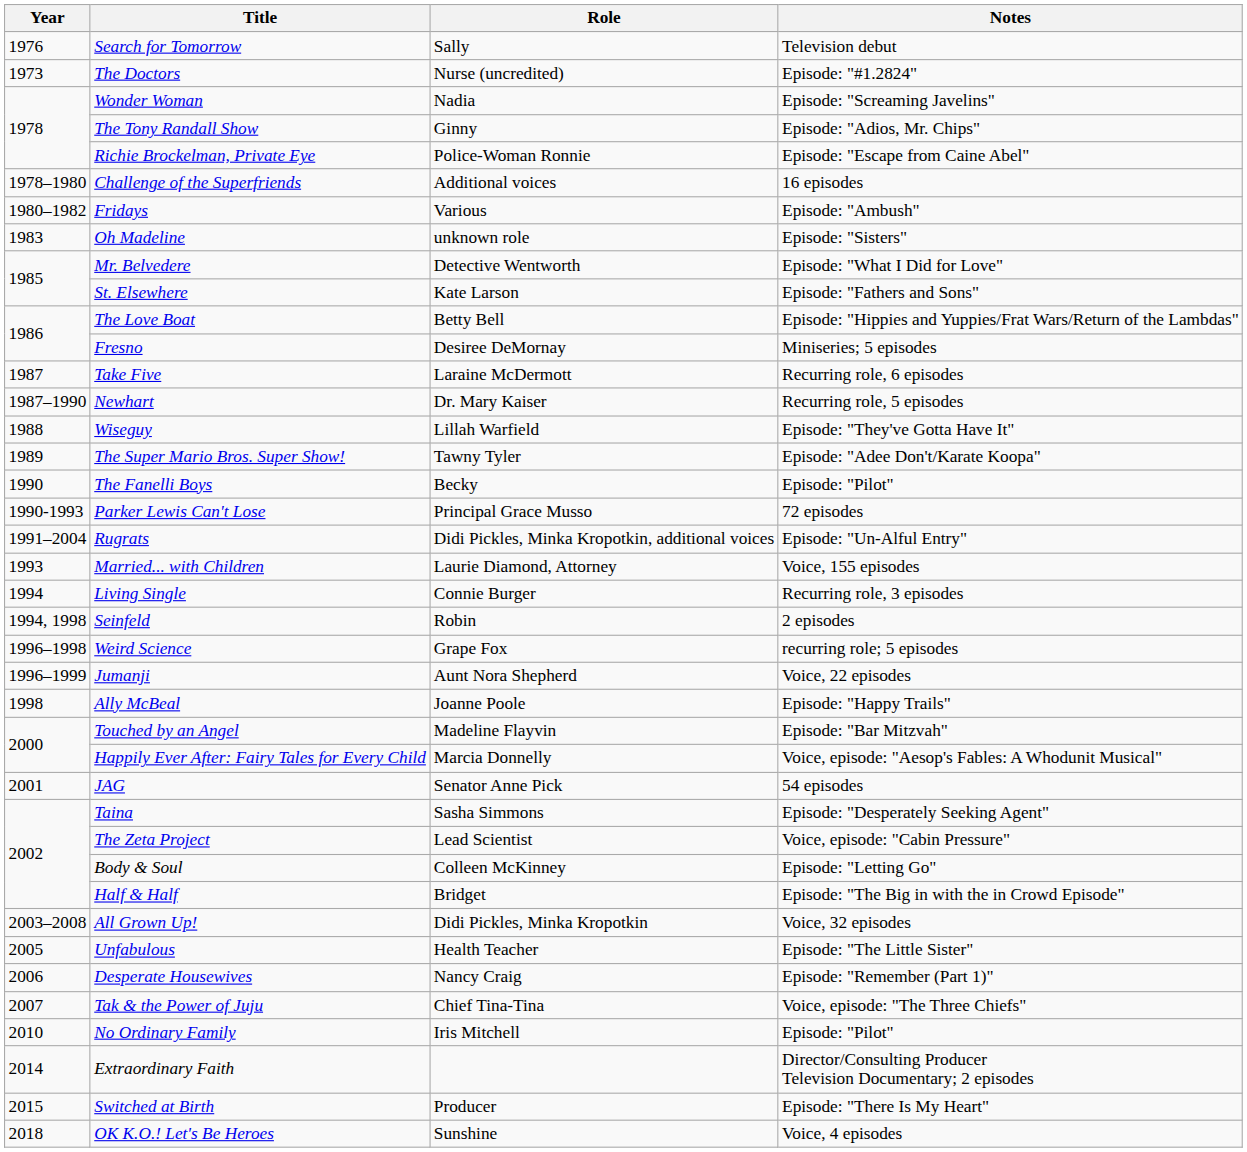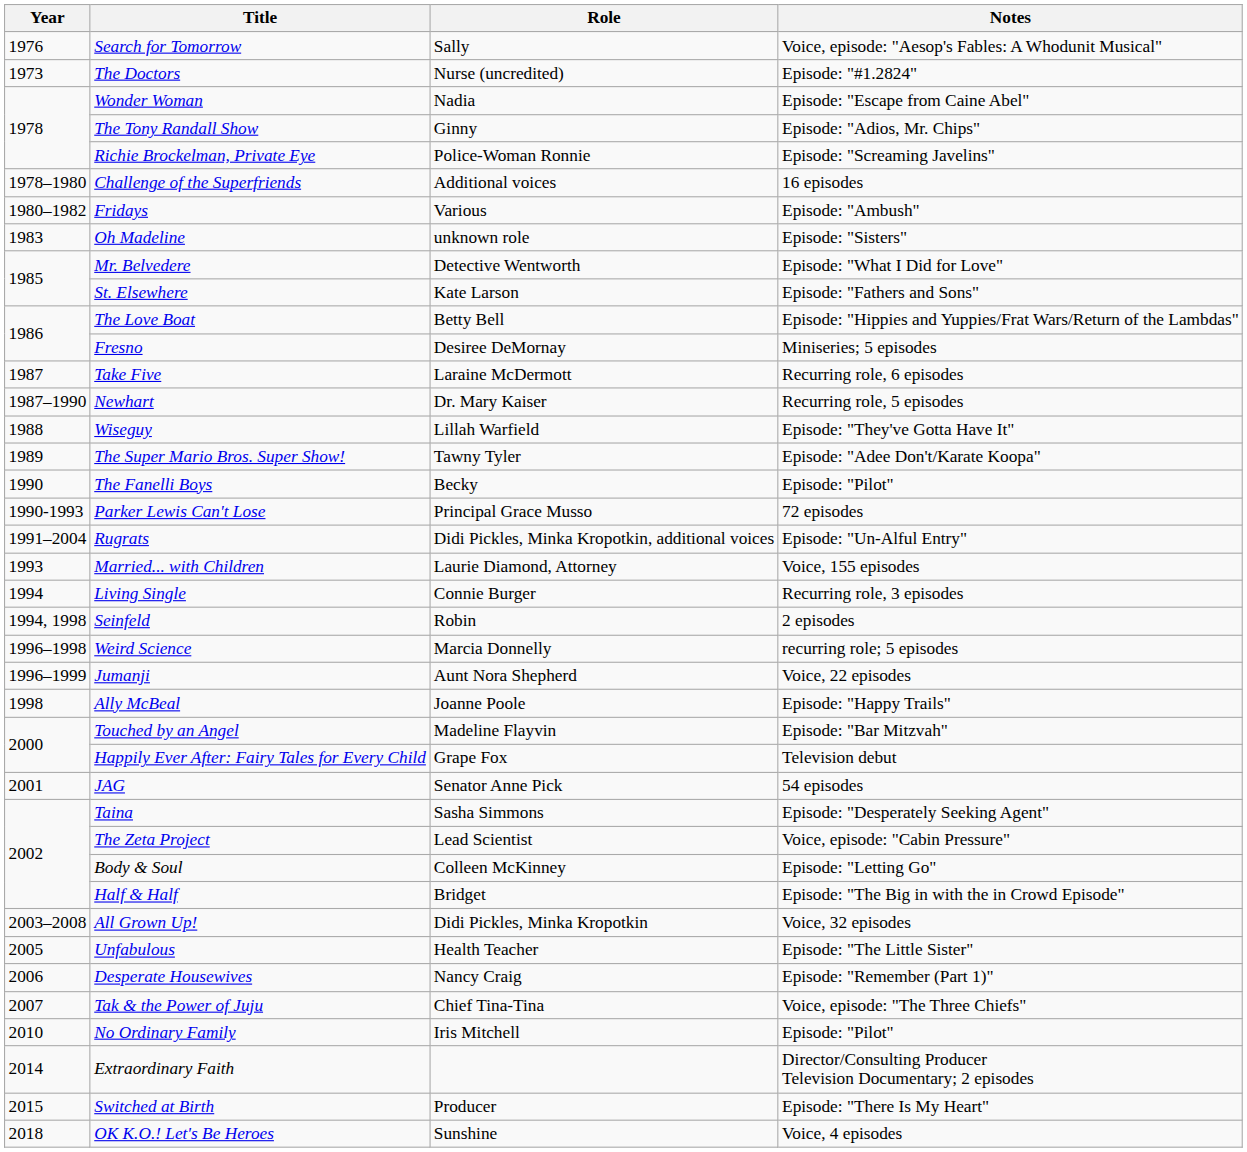(839, 45) Television debut -> (972, 45) Voice, episode: "Aesop's Fables: A Whodunit Musical"
(889, 100) Episode: "Screaming Javelins" -> (906, 100) Episode: "Escape from Caine Abel"
(906, 155) Episode: "Escape from Caine Abel" -> (889, 155) Episode: "Screaming Javelins"
(471, 648) Grape Fox -> (493, 648) Marcia Donnelly
(493, 758) Marcia Donnelly -> (471, 758) Grape Fox
(972, 758) Voice, episode: "Aesop's Fables: A Whodunit Musical" -> (839, 758) Television debut
